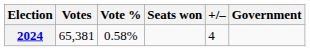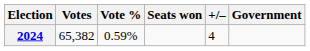(77, 35) 65,381 -> (77, 35) 65,382
(121, 35) 0.58% -> (121, 35) 0.59%
